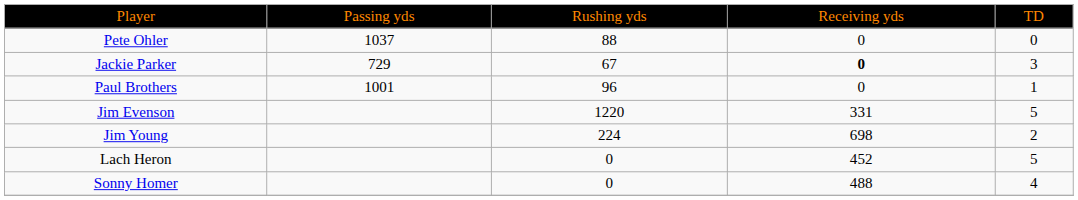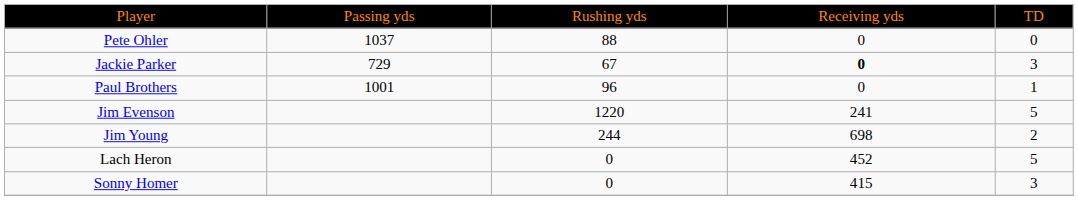(861, 111) 331 -> (861, 111) 241
(609, 135) 224 -> (609, 135) 244
(861, 183) 488 -> (861, 183) 415
(1034, 183) 4 -> (1034, 183) 3
